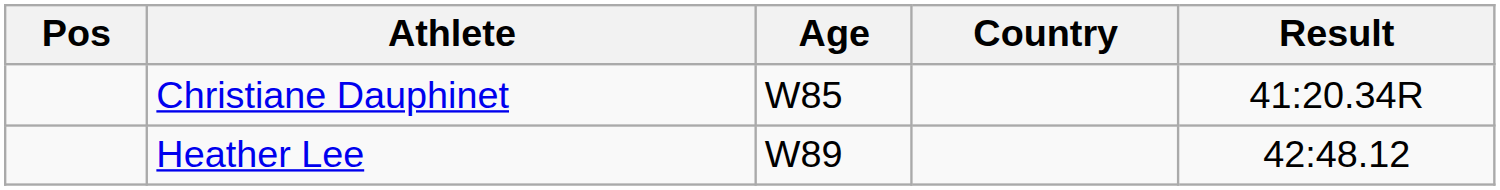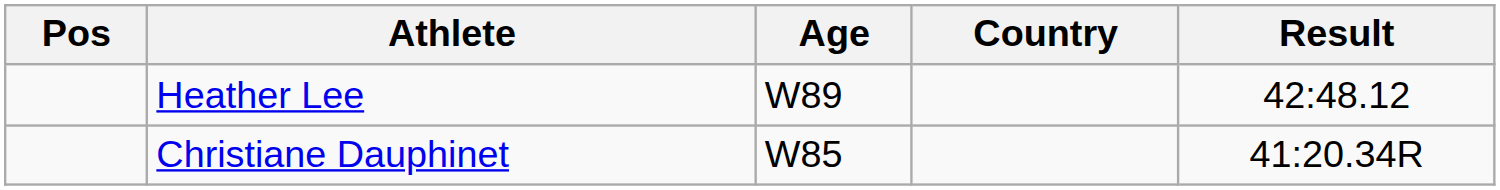rows swapped: (333, 94) <-> (260, 154)
